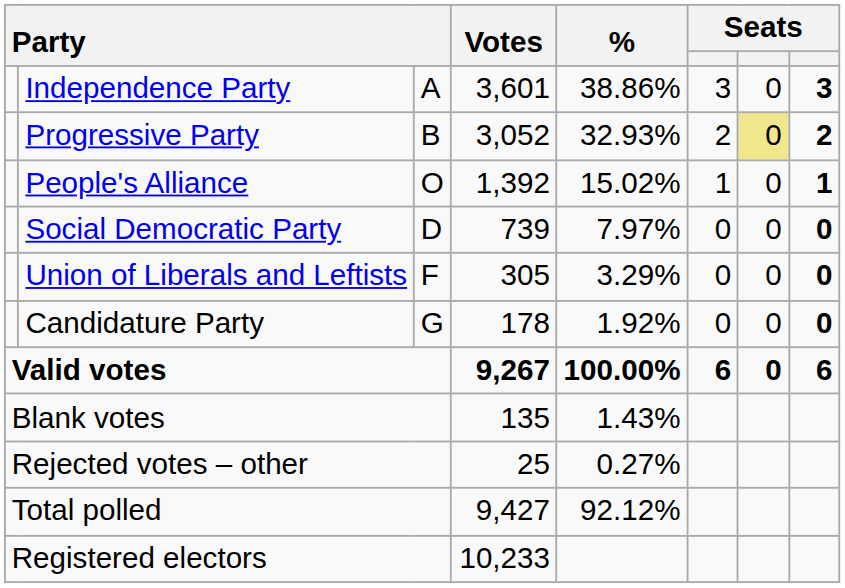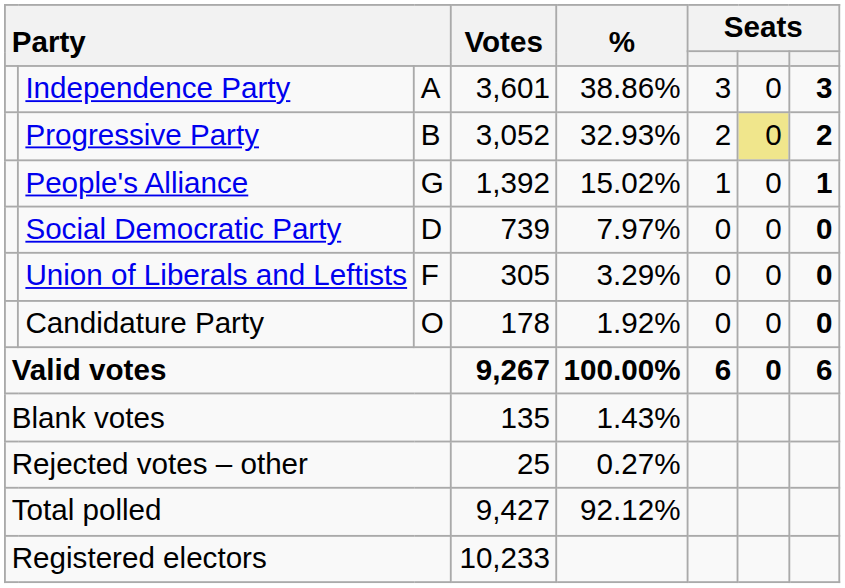(432, 182) O -> (432, 182) G
(432, 323) G -> (432, 323) O
